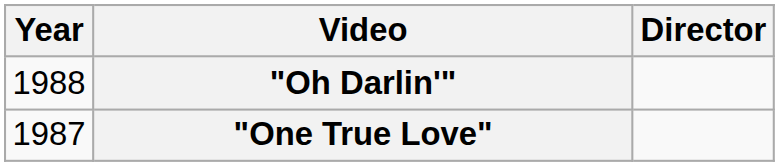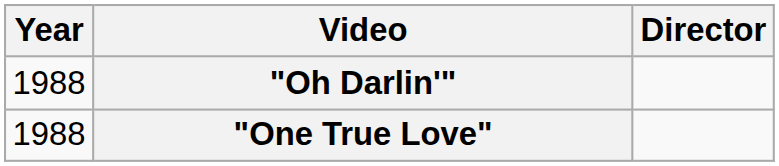(49, 134) 1987 -> (49, 134) 1988
